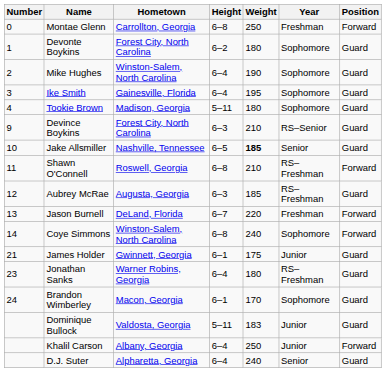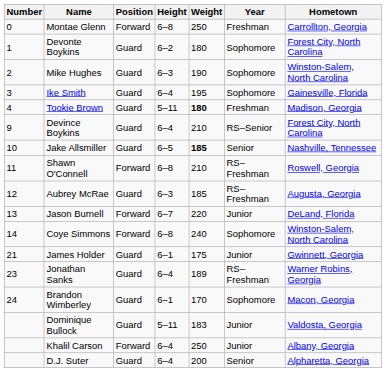columns swapped: (360, 12) <-> (162, 12)
(220, 73) 6–4 -> (165, 73) 6–3
(253, 108) normal -> (199, 108) bold
(305, 108) Sophomore -> (248, 108) Freshman
(220, 128) 6–3 -> (165, 128) 6–4
(302, 214) Freshman -> (239, 214) Junior
(253, 274) 180 -> (199, 274) 189
(253, 360) 240 -> (199, 360) 200
